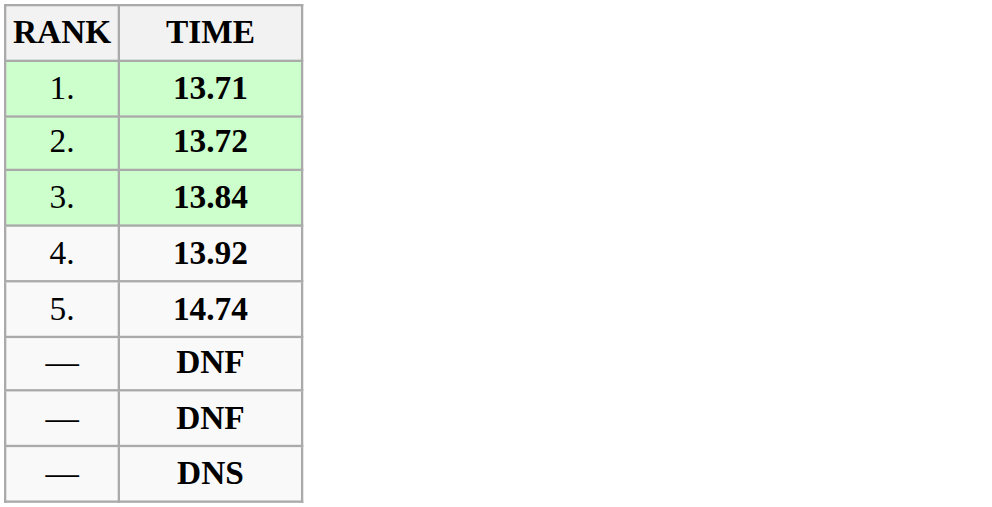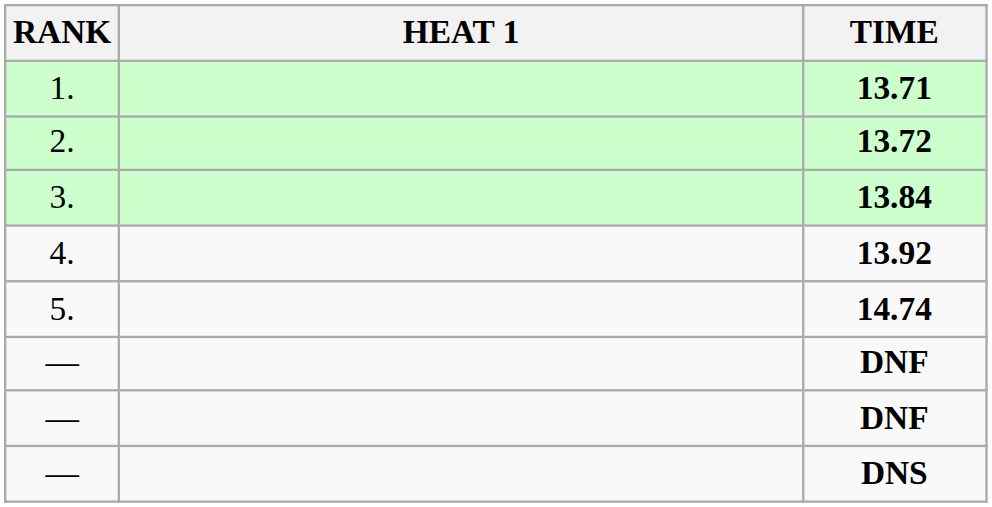+ column: (461, 32)
